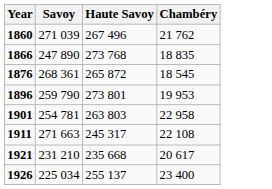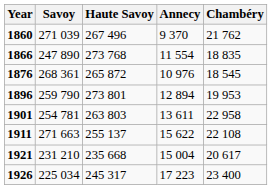+ column: (180, 14)
(106, 134) 245 317 -> (106, 134) 255 137
(106, 174) 255 137 -> (106, 174) 245 317
